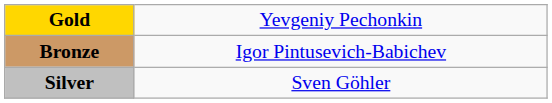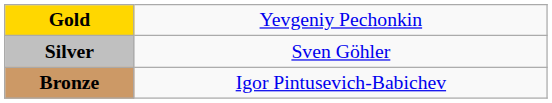rows swapped: (69, 82) <-> (69, 51)
